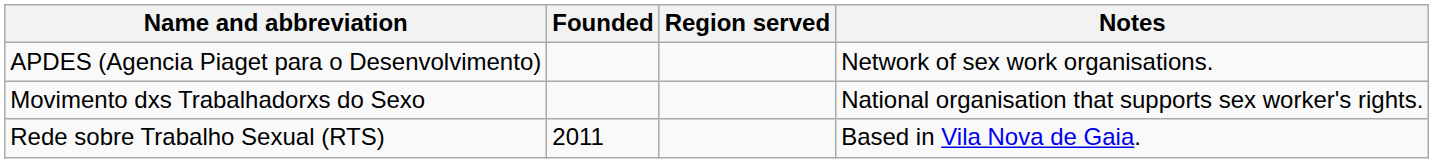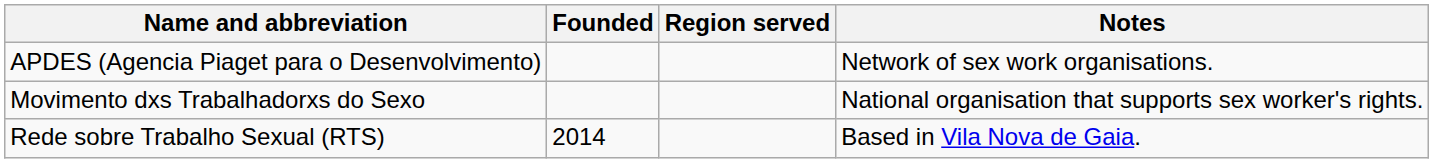(578, 137) 2011 -> (579, 137) 2014
